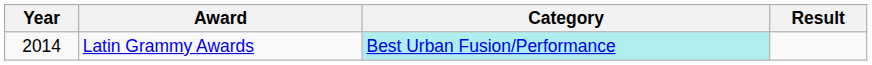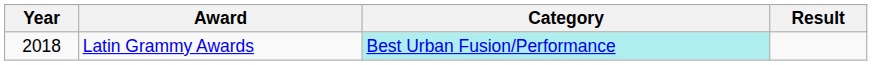(42, 45) 2014 -> (42, 45) 2018
